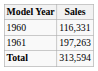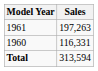rows swapped: (16, 27) <-> (16, 43)
